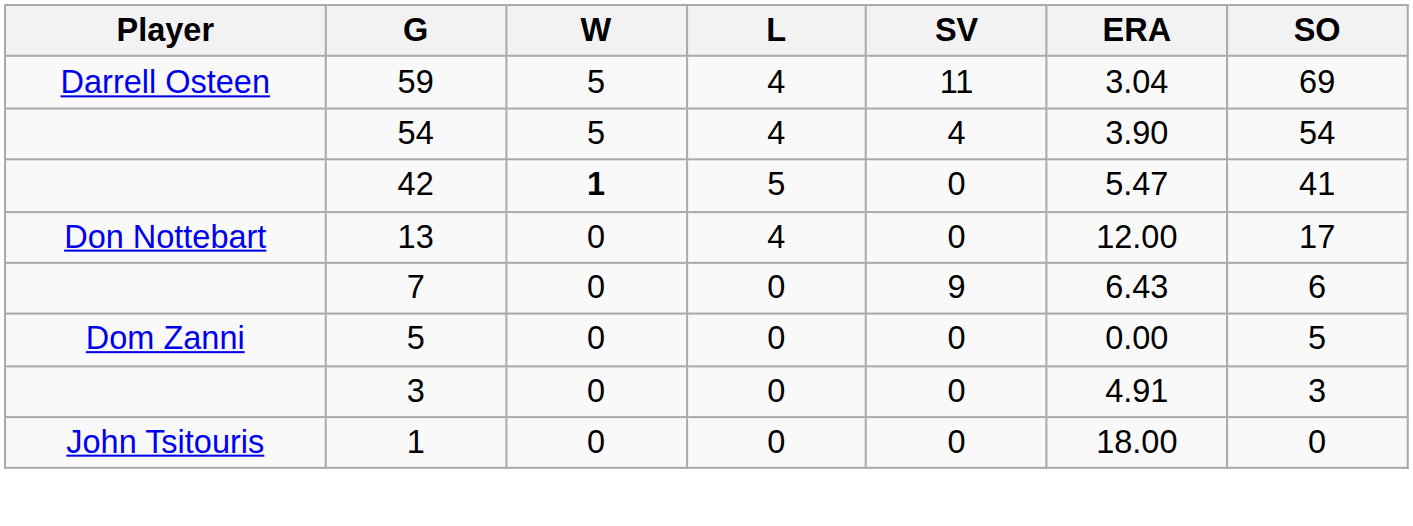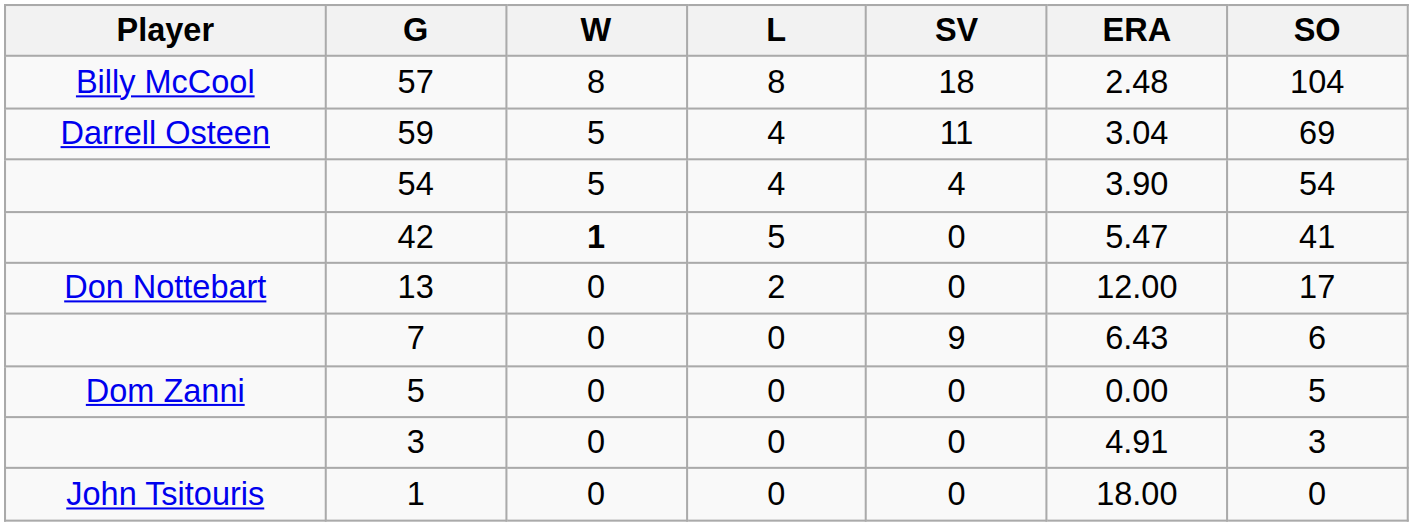+ row: (416, 81)
(776, 236) 4 -> (776, 287) 2
